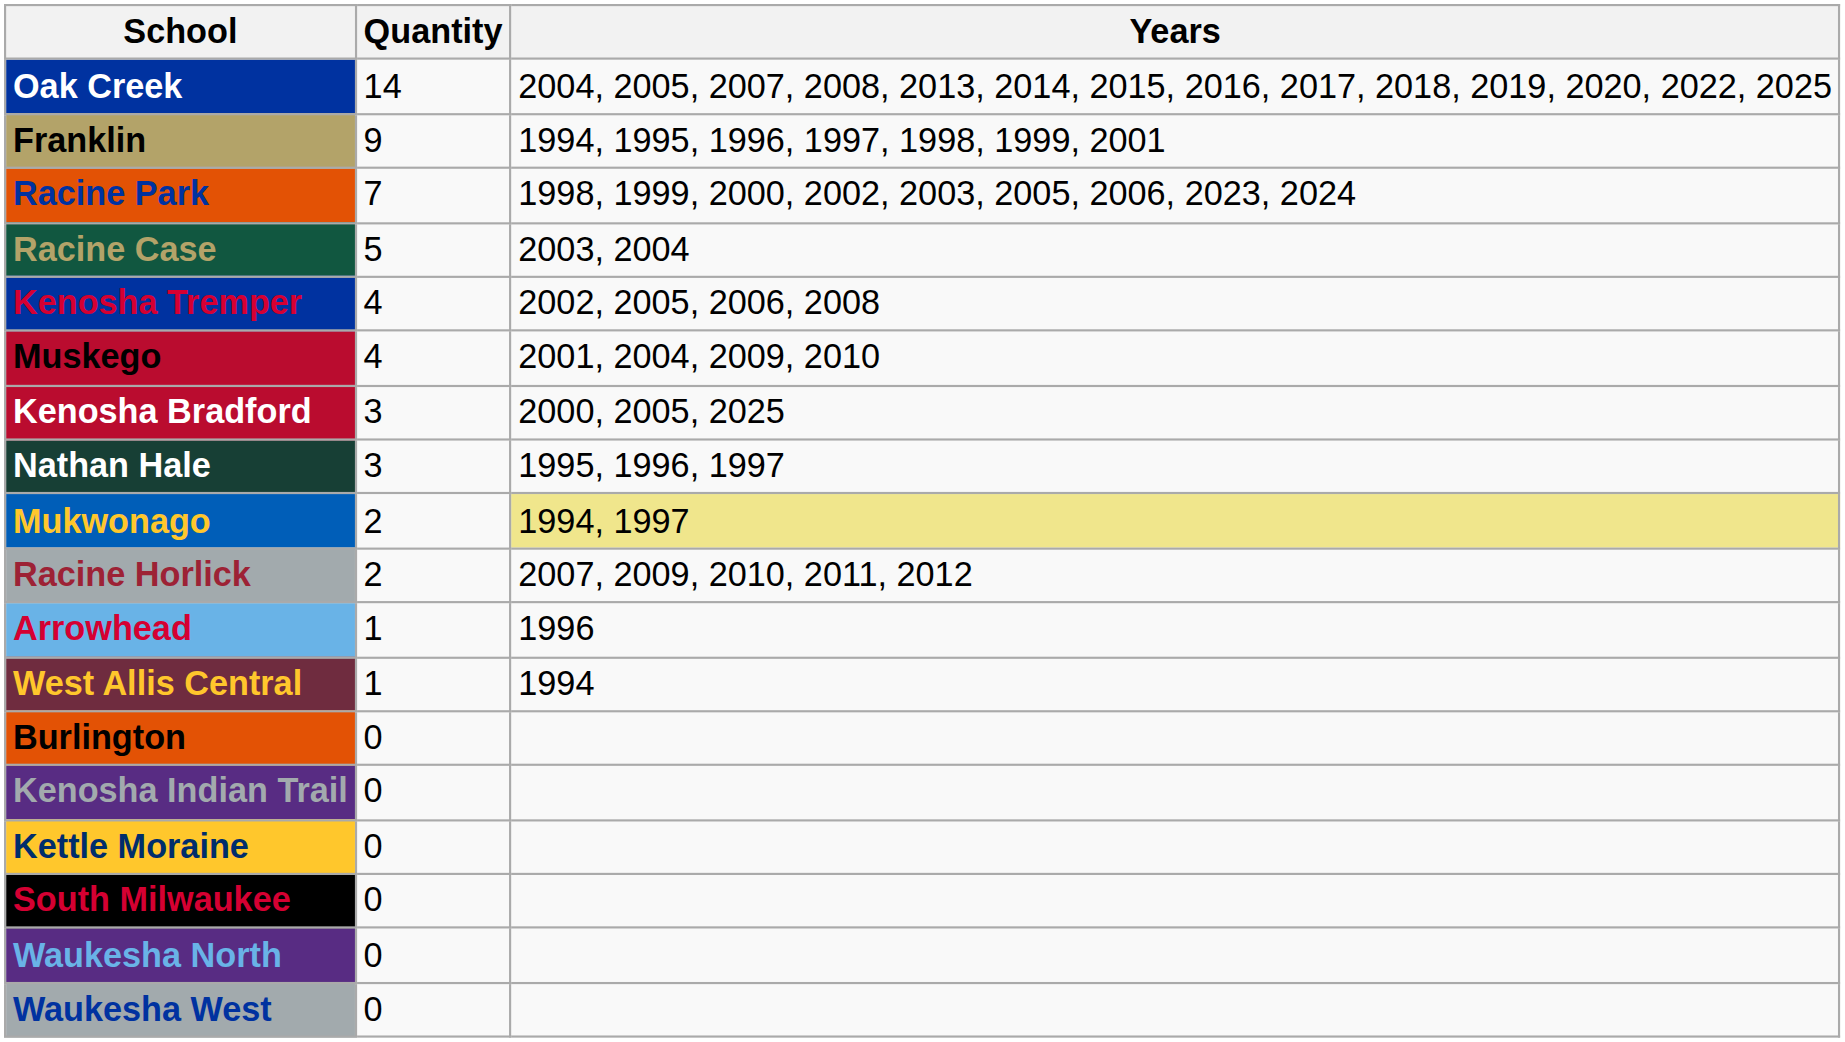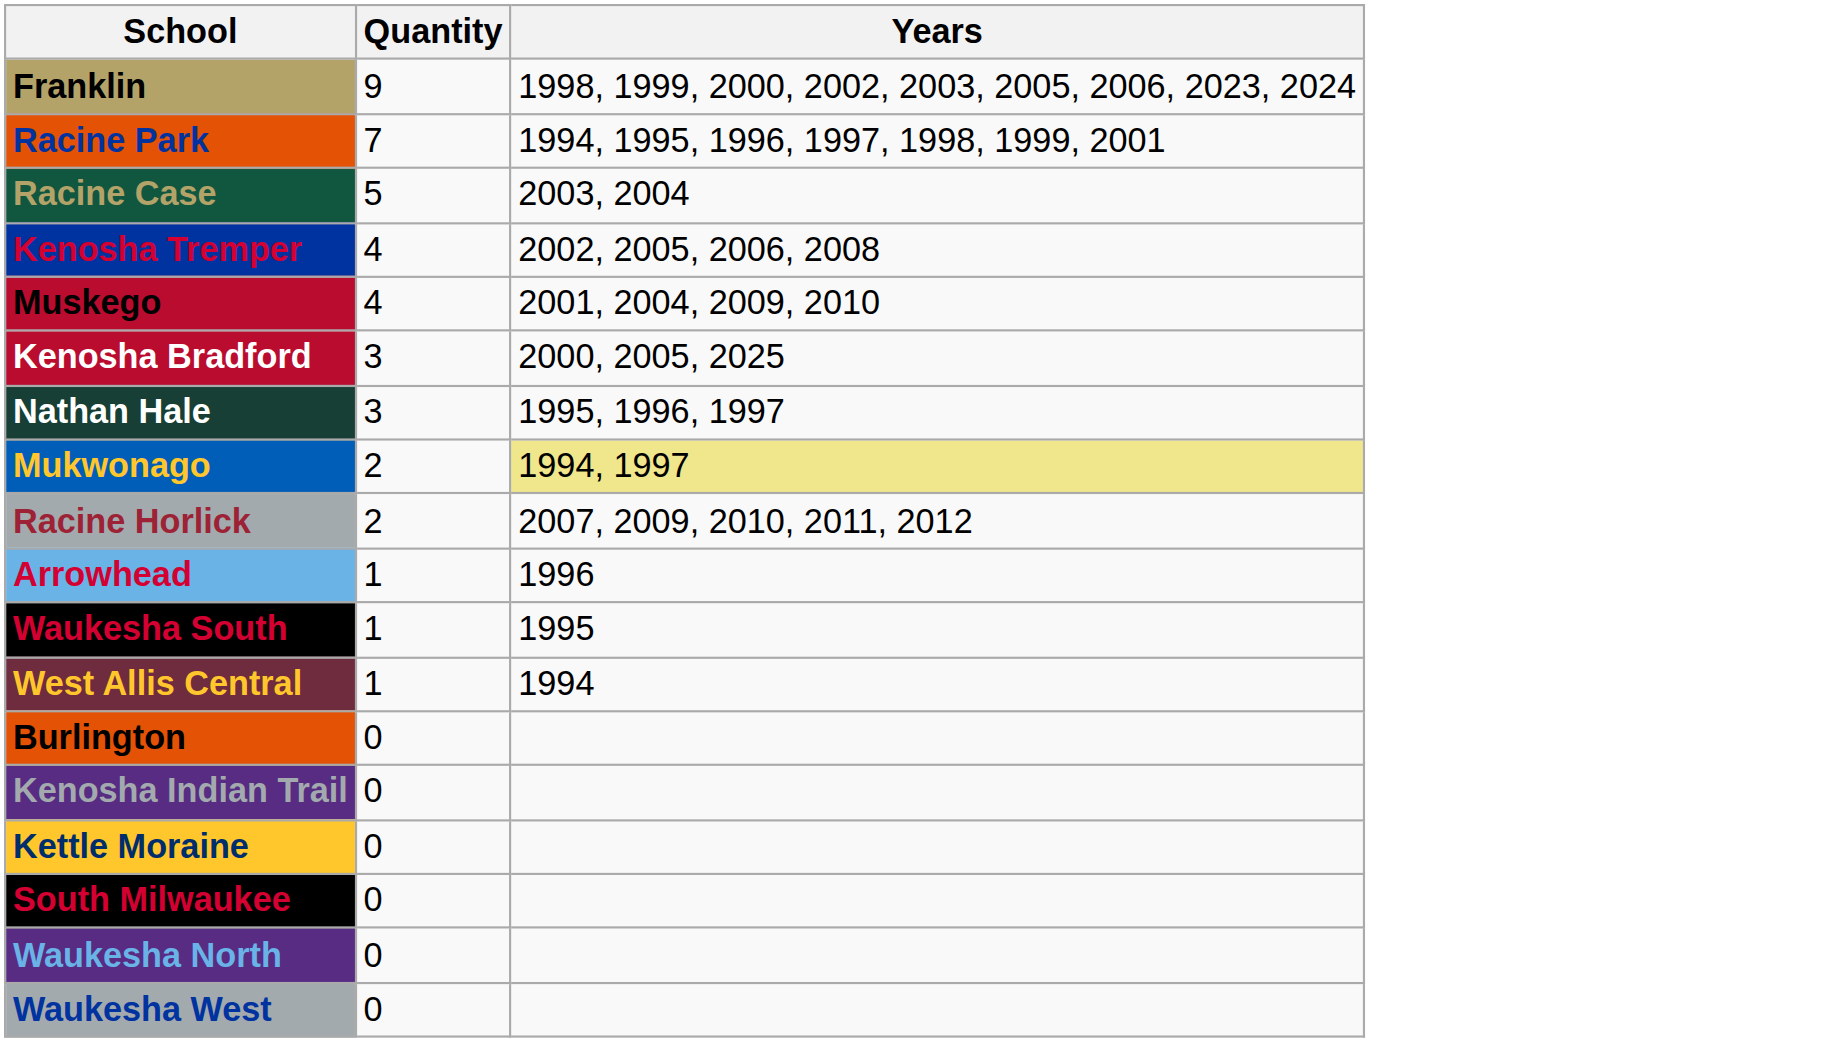- row: (98, 85)
(842, 140) 1994, 1995, 1996, 1997, 1998, 1999, 2001 -> (937, 85) 1998, 1999, 2000, 2002, 2003, 2005, 2006, 2023, 2024
(937, 194) 1998, 1999, 2000, 2002, 2003, 2005, 2006, 2023, 2024 -> (842, 140) 1994, 1995, 1996, 1997, 1998, 1999, 2001
+ row: (150, 628)
